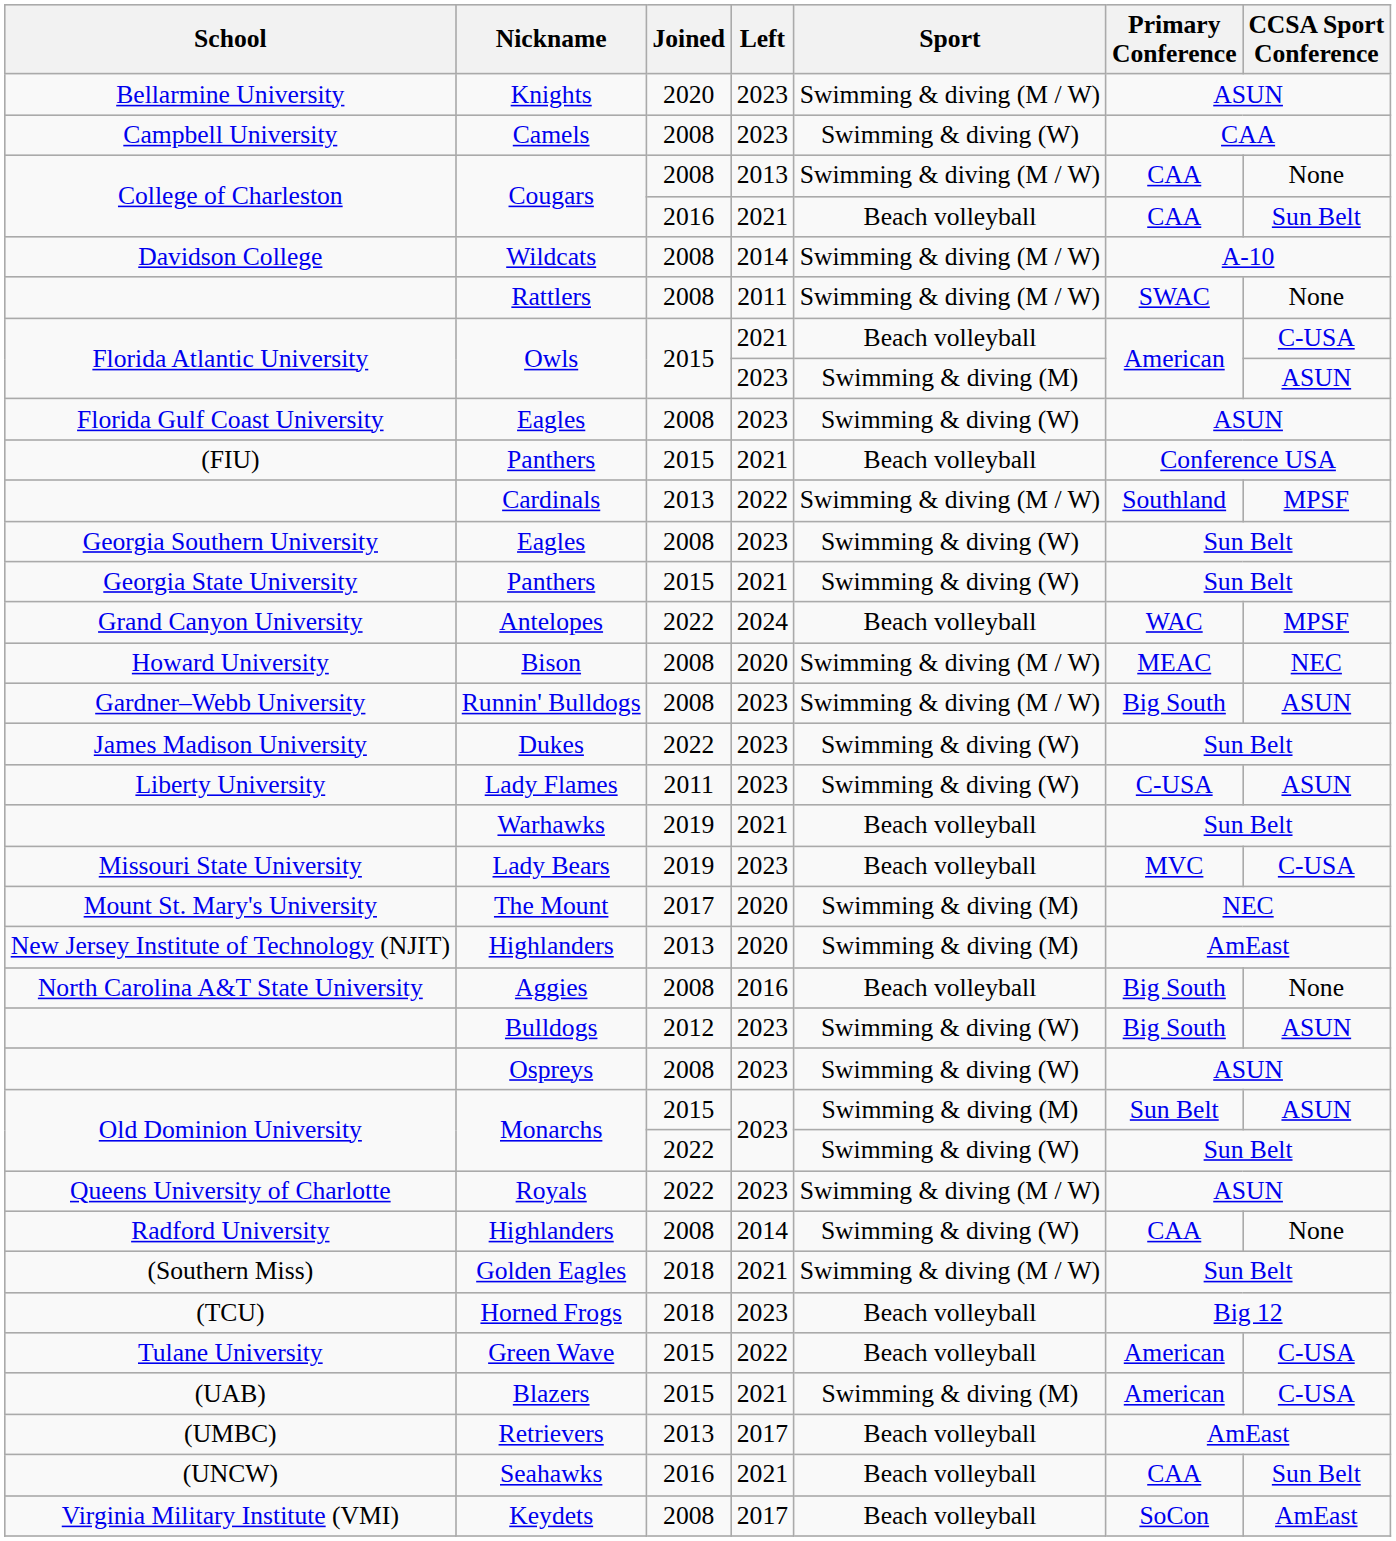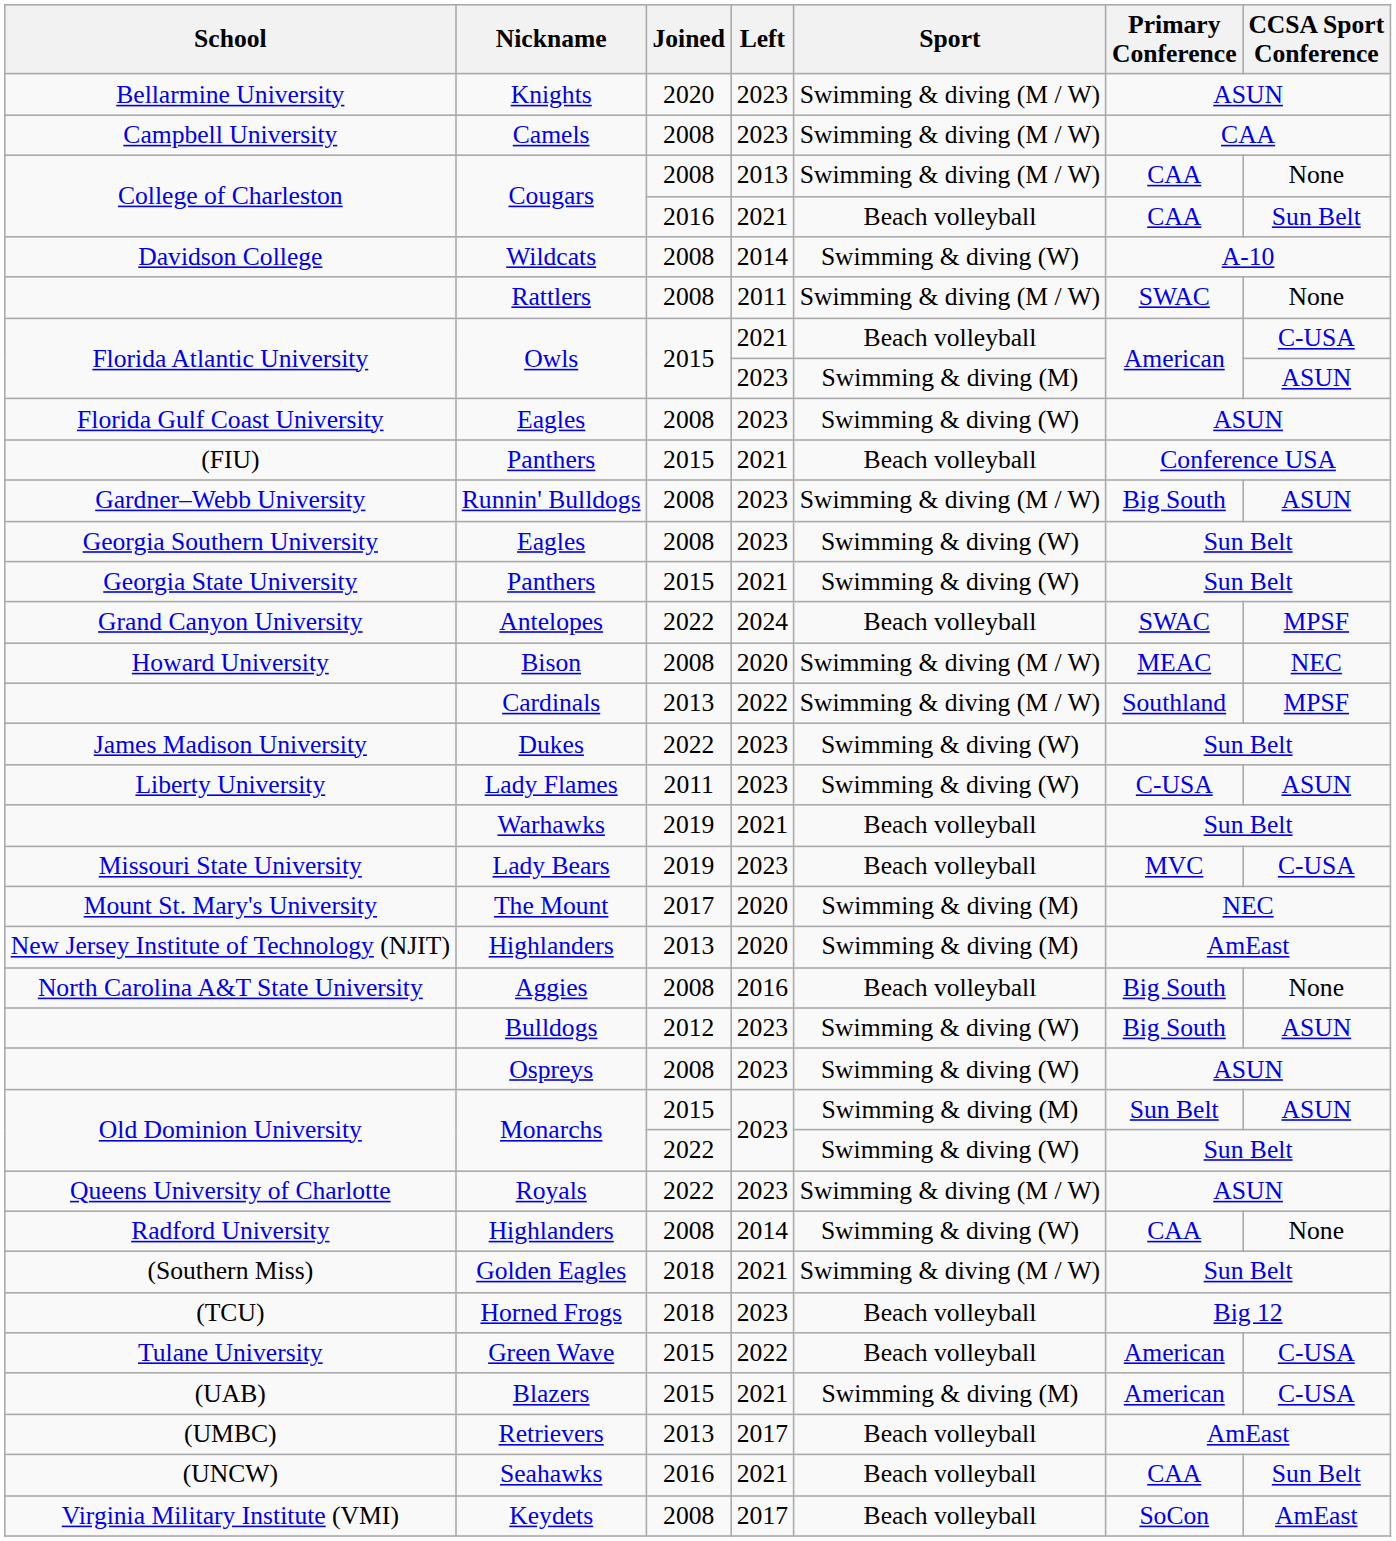(950, 134) Swimming & diving (W) -> (950, 134) Swimming & diving (M / W)
(950, 256) Swimming & diving (M / W) -> (950, 256) Swimming & diving (W)
rows swapped: (230, 703) <-> (230, 500)
(1174, 622) WAC -> (1174, 622) SWAC
